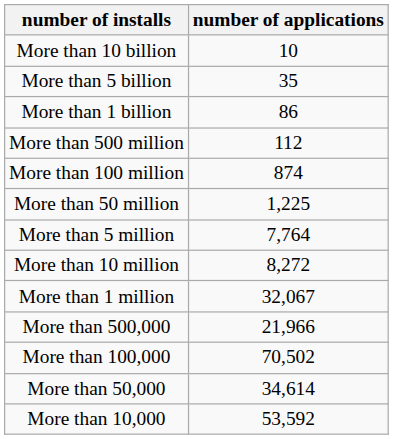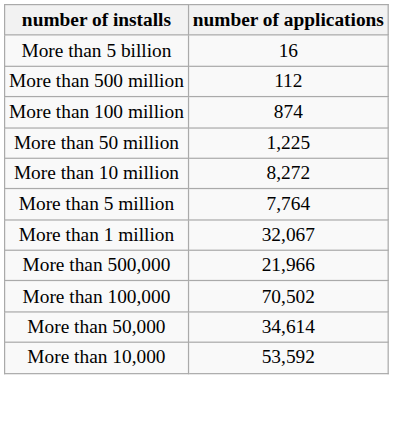- row: (96, 50)
(288, 81) 35 -> (288, 50) 16
- row: (96, 111)
rows swapped: (96, 265) <-> (96, 234)
